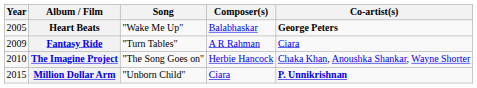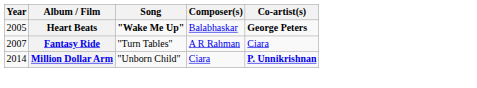(153, 28) normal -> (151, 28) bold
(17, 43) 2009 -> (17, 43) 2007
- row: (74, 59)
(17, 75) 2015 -> (17, 59) 2014
